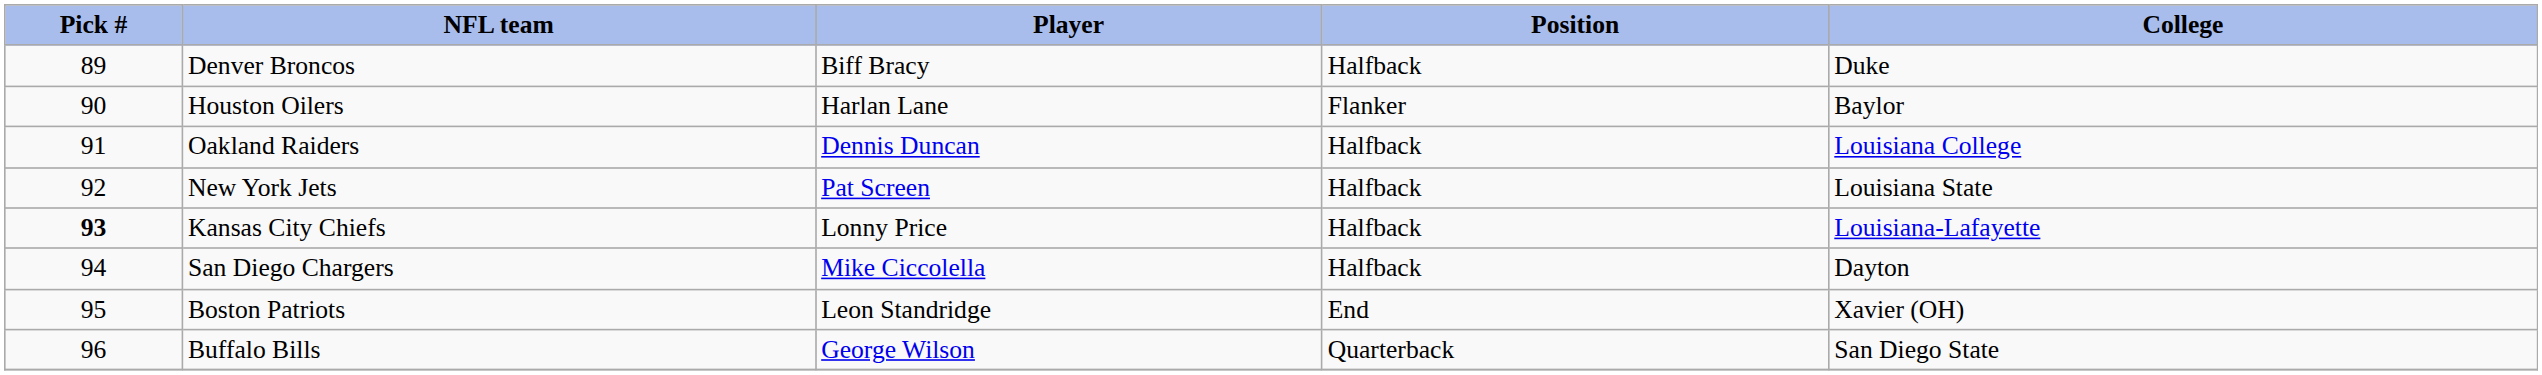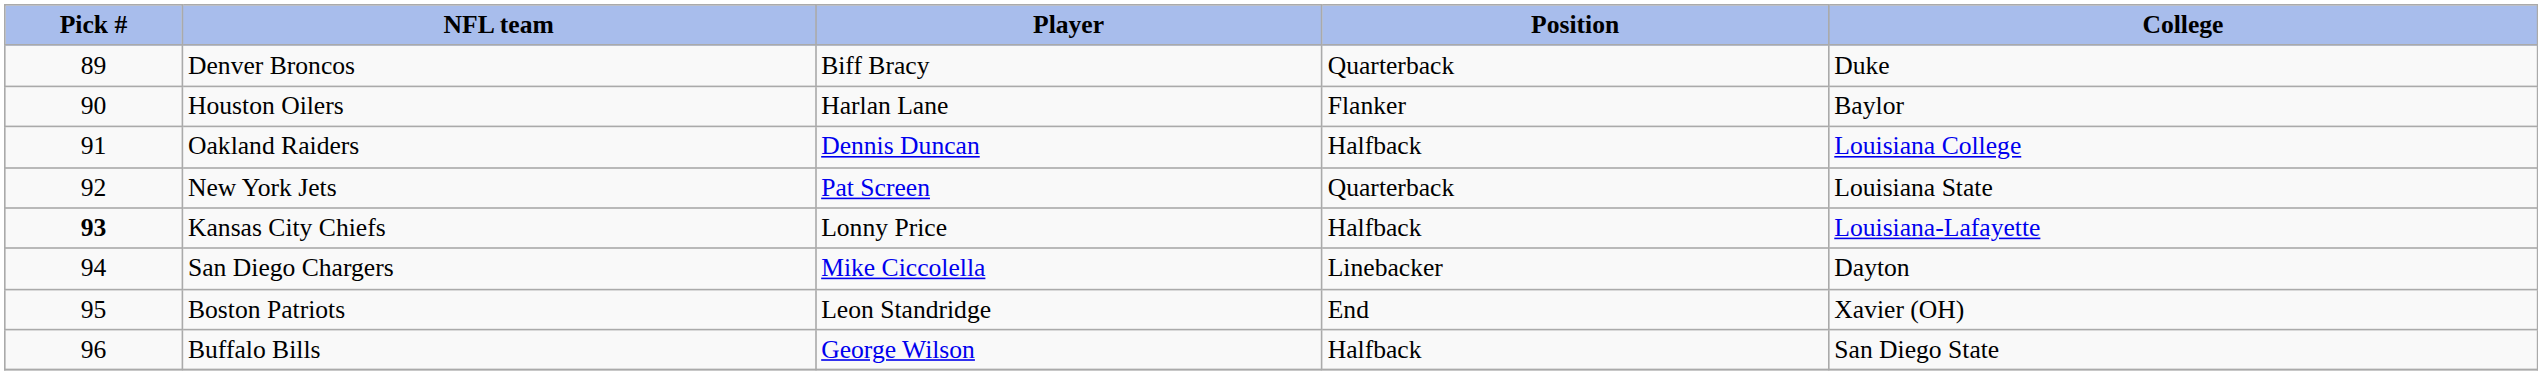(1375, 65) Halfback -> (1391, 65) Quarterback
(1375, 187) Halfback -> (1391, 187) Quarterback
(1375, 268) Halfback -> (1385, 268) Linebacker
(1391, 349) Quarterback -> (1375, 349) Halfback
